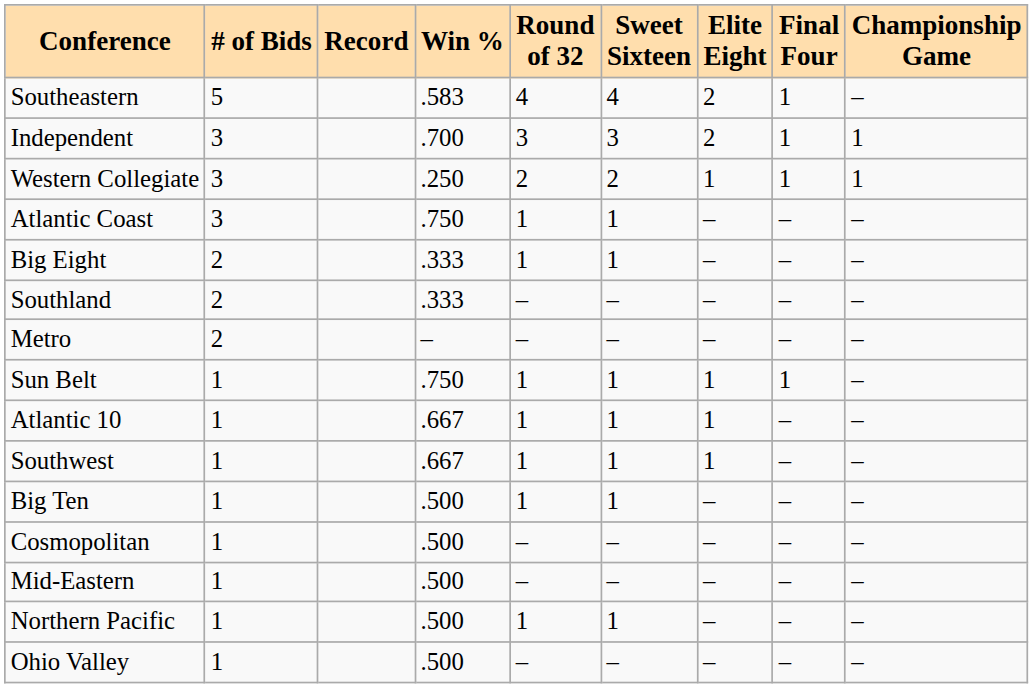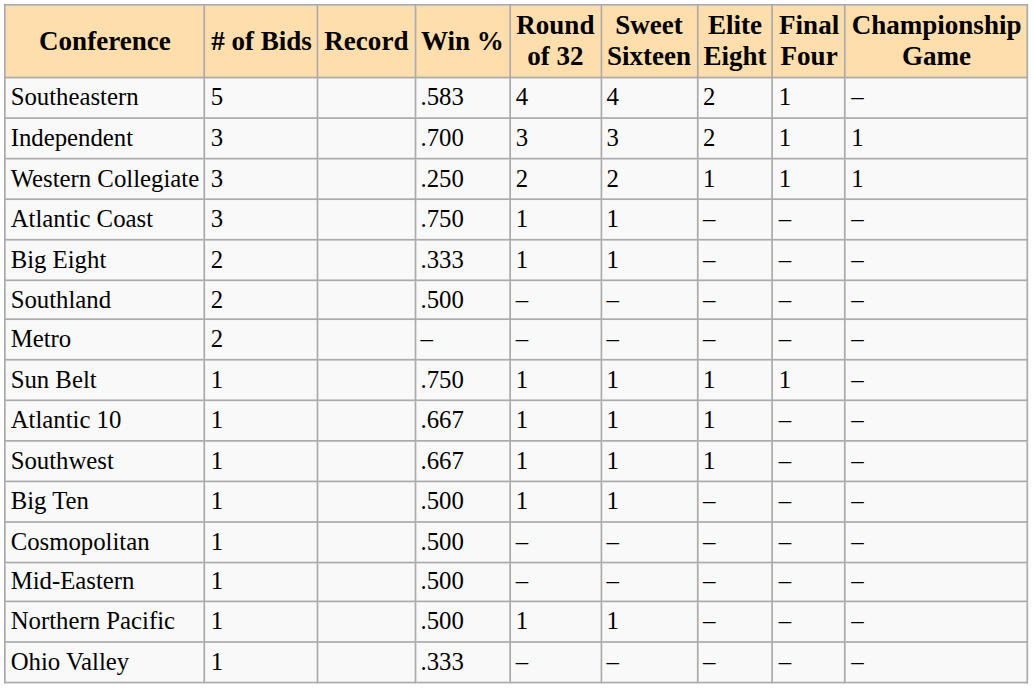(442, 299) .333 -> (442, 299) .500
(442, 662) .500 -> (442, 662) .333
